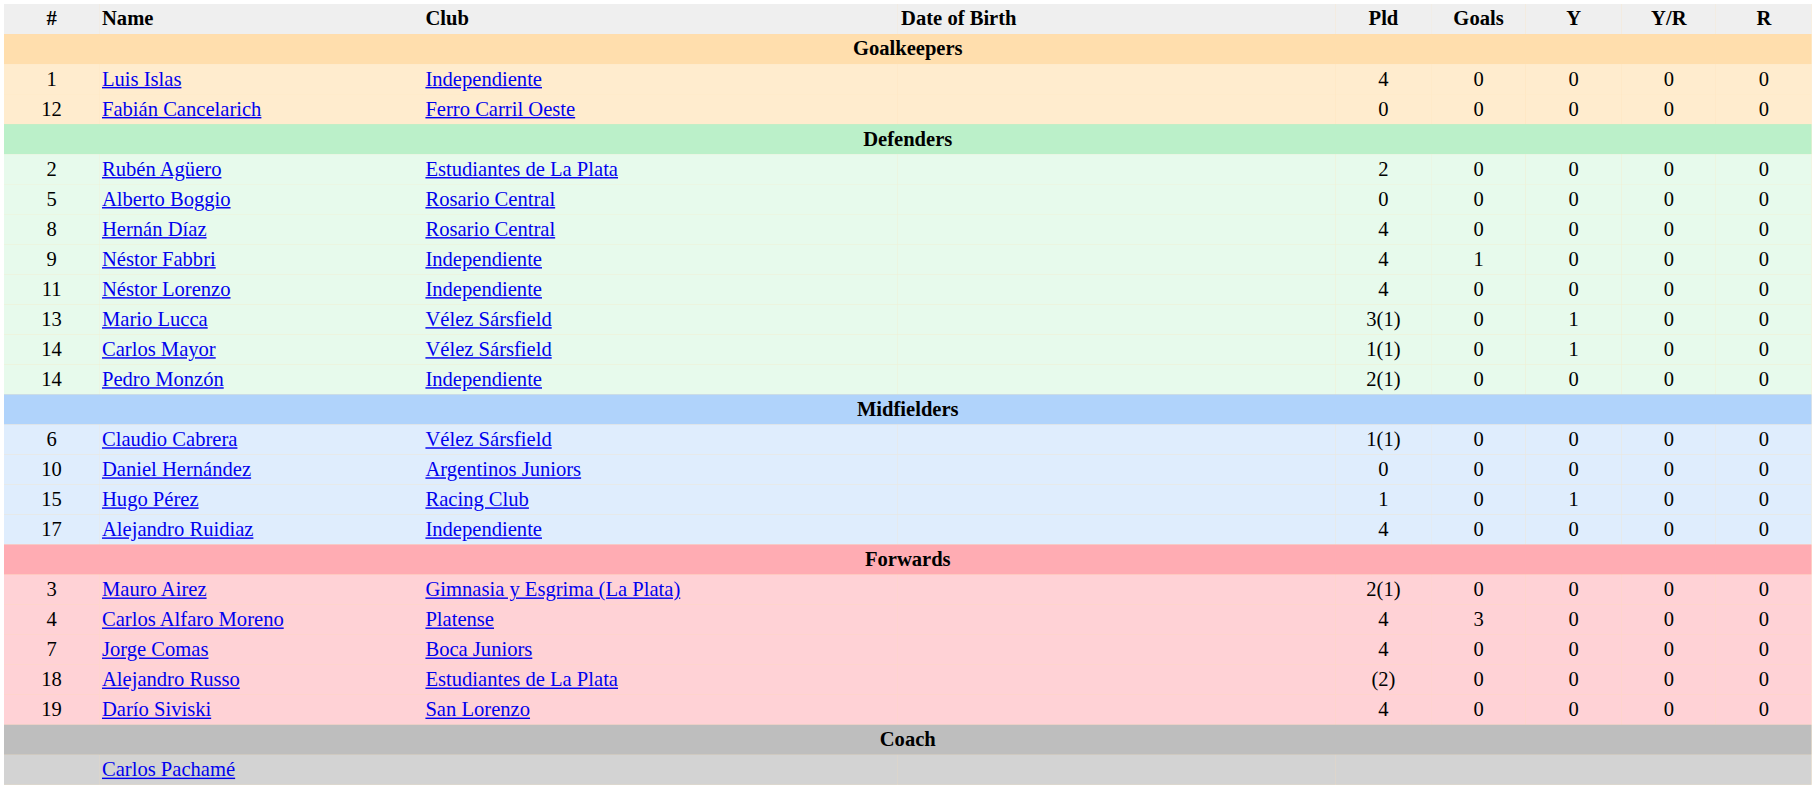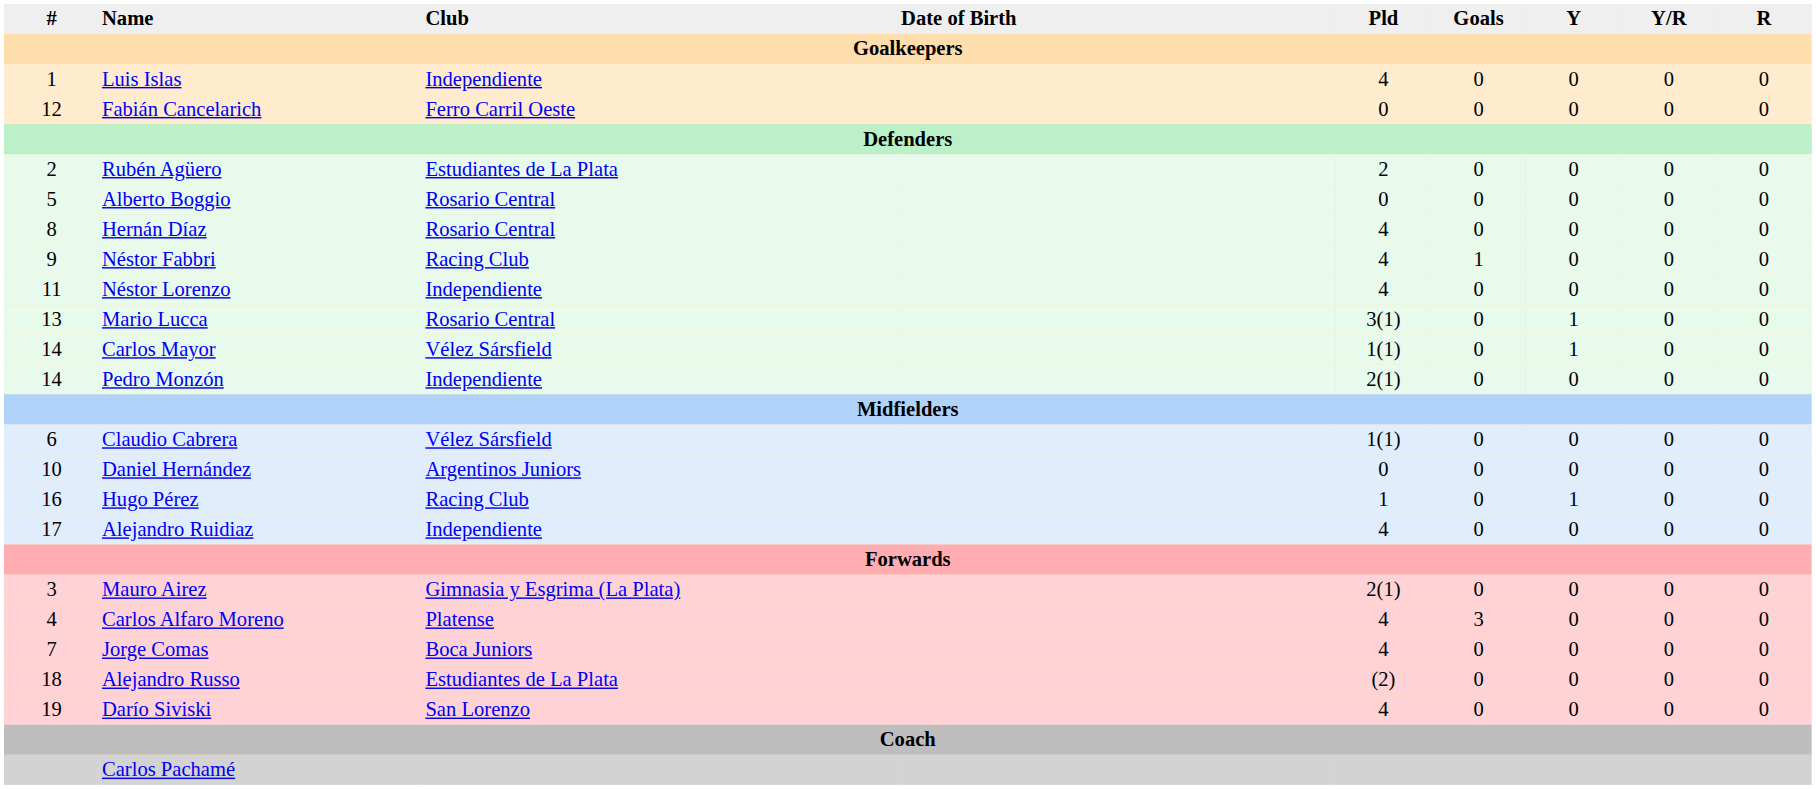(484, 259) Independiente -> (477, 259) Racing Club
(489, 319) Vélez Sársfield -> (490, 319) Rosario Central
(52, 499) 15 -> (52, 499) 16
